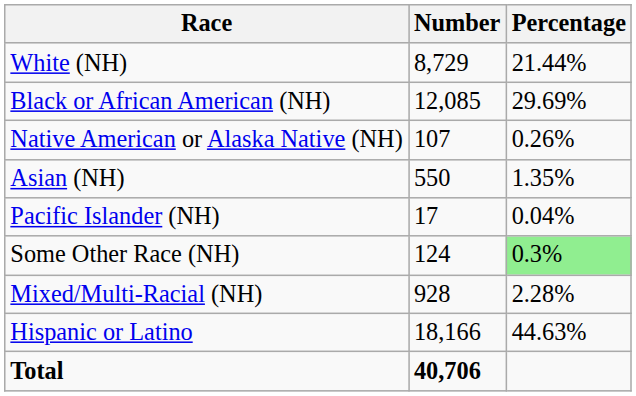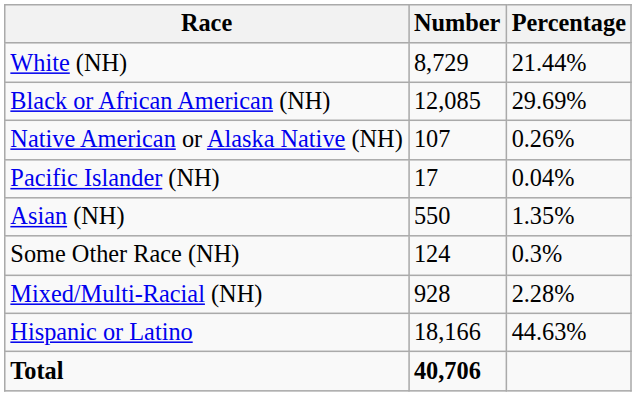rows swapped: (67, 178) <-> (115, 216)
(537, 255) lightgreen background -> (537, 255) no background
